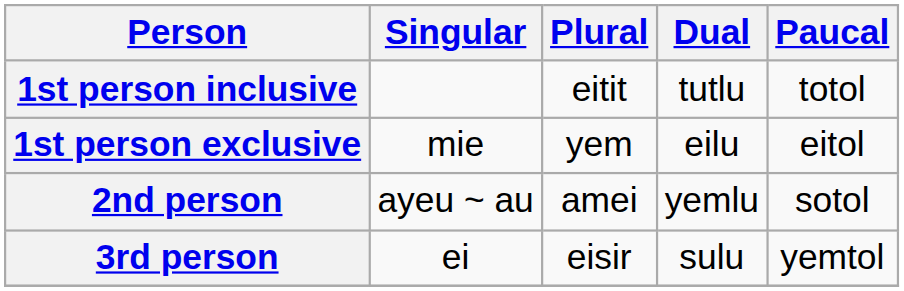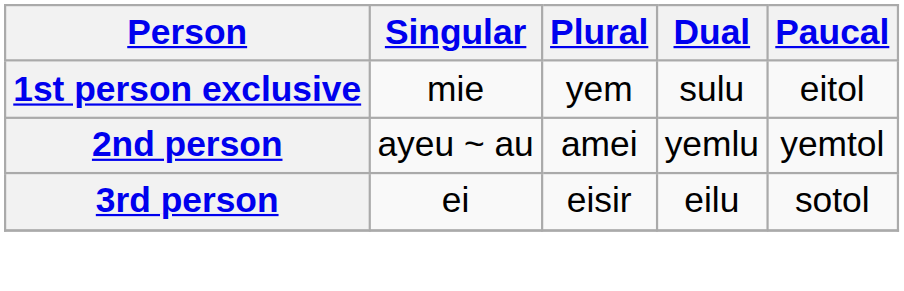- row: (187, 88)
(712, 144) eilu -> (712, 88) sulu
(832, 200) sotol -> (832, 144) yemtol
(712, 256) sulu -> (712, 200) eilu
(832, 256) yemtol -> (832, 200) sotol
